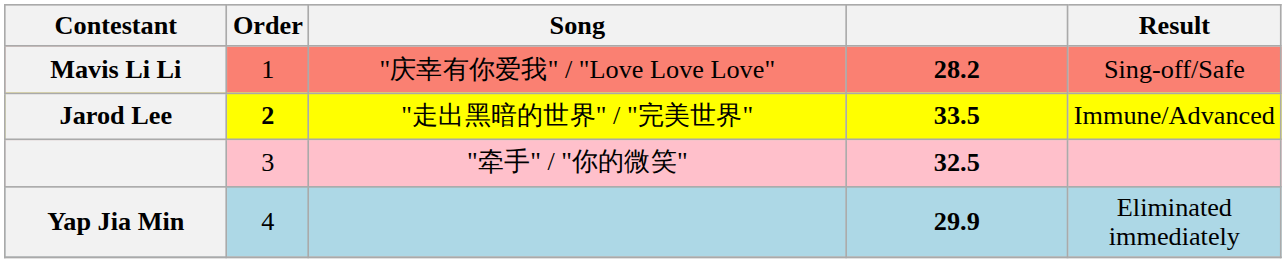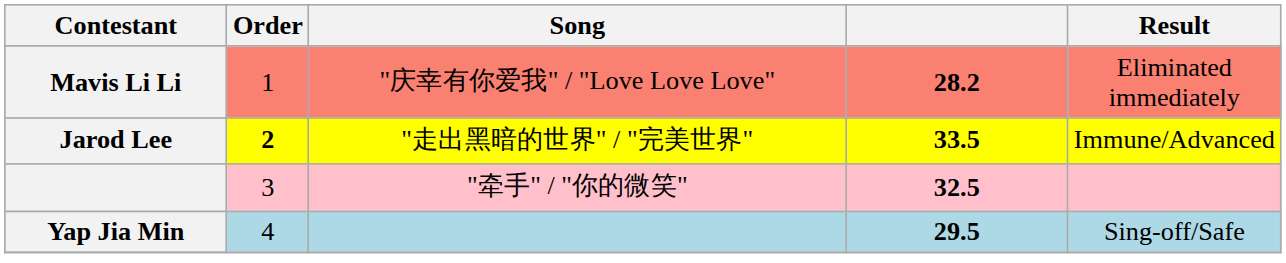(1174, 69) Sing-off/Safe -> (1174, 81) Eliminated immediately
(957, 221) 29.9 -> (957, 231) 29.5
(1174, 221) Eliminated immediately -> (1174, 231) Sing-off/Safe
